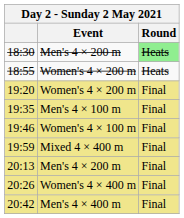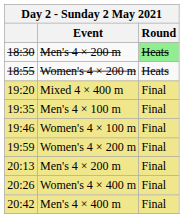(88, 90) Women's 4 × 200 m -> (82, 90) Mixed 4 × 400 m
(82, 147) Mixed 4 × 400 m -> (88, 147) Women's 4 × 200 m
